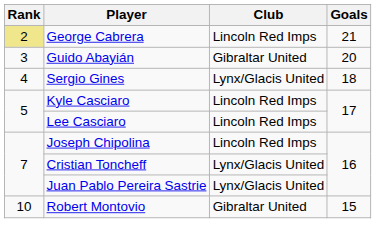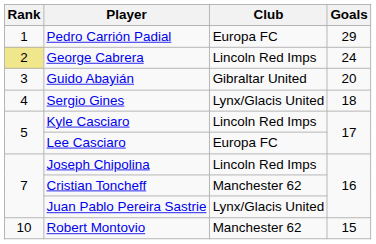+ row: (109, 36)
(349, 36) 21 -> (349, 57) 24
(265, 121) Lincoln Red Imps -> (245, 143) Europa FC
(268, 164) Lynx/Glacis United -> (257, 185) Manchester 62
(260, 206) Gibraltar United -> (257, 228) Manchester 62
